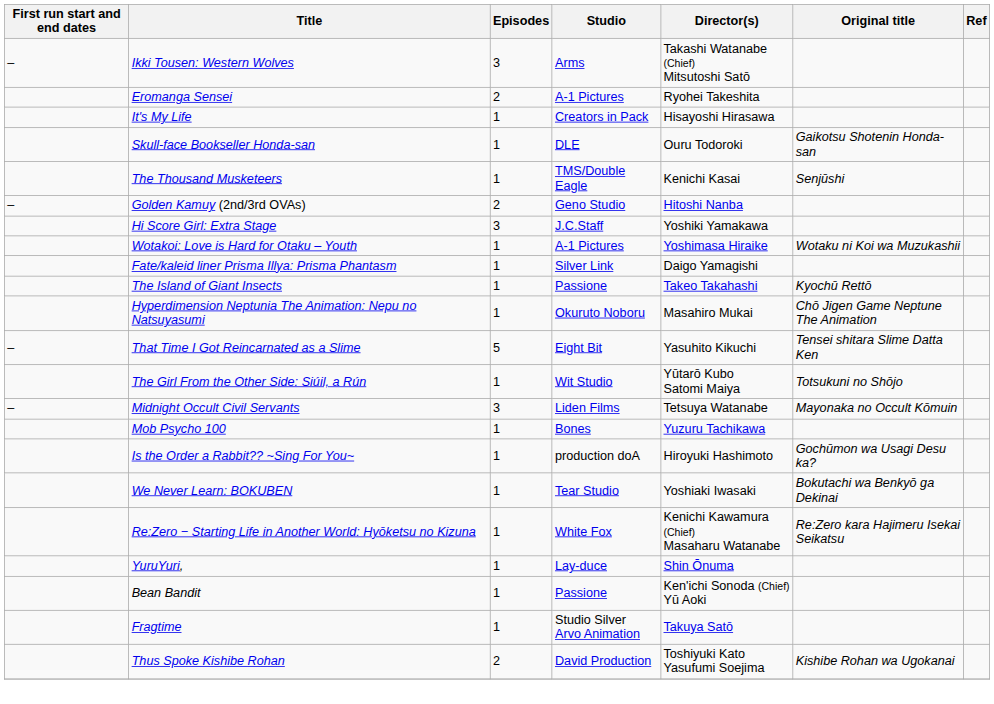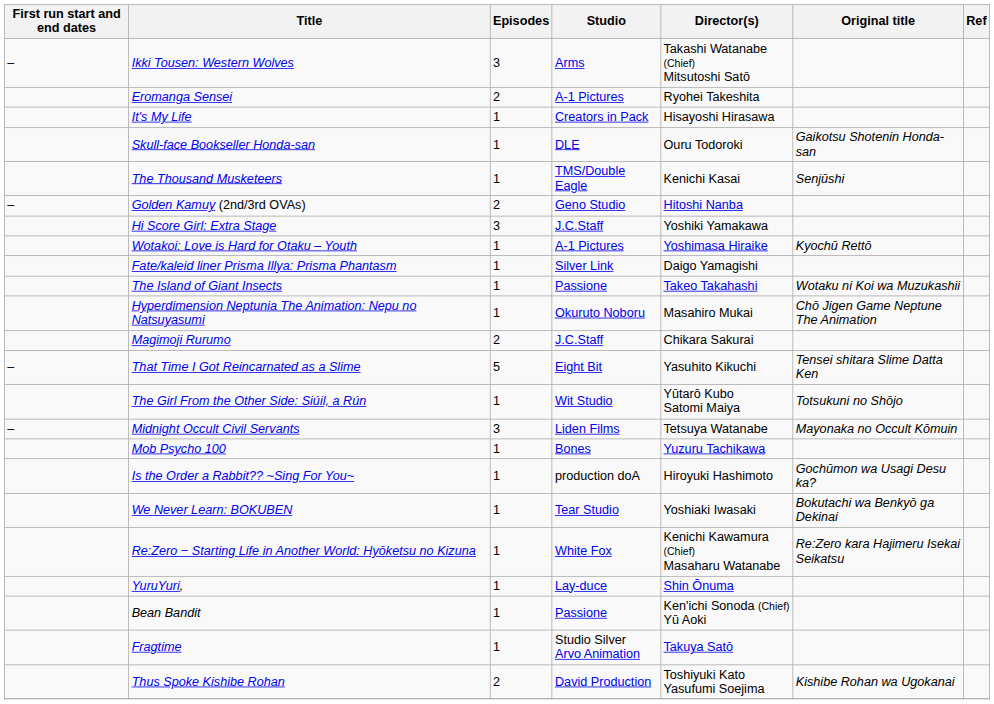(878, 245) Wotaku ni Koi wa Muzukashii -> (834, 245) Kyochū Rettō
(834, 286) Kyochū Rettō -> (878, 286) Wotaku ni Koi wa Muzukashii
+ row: (181, 340)
